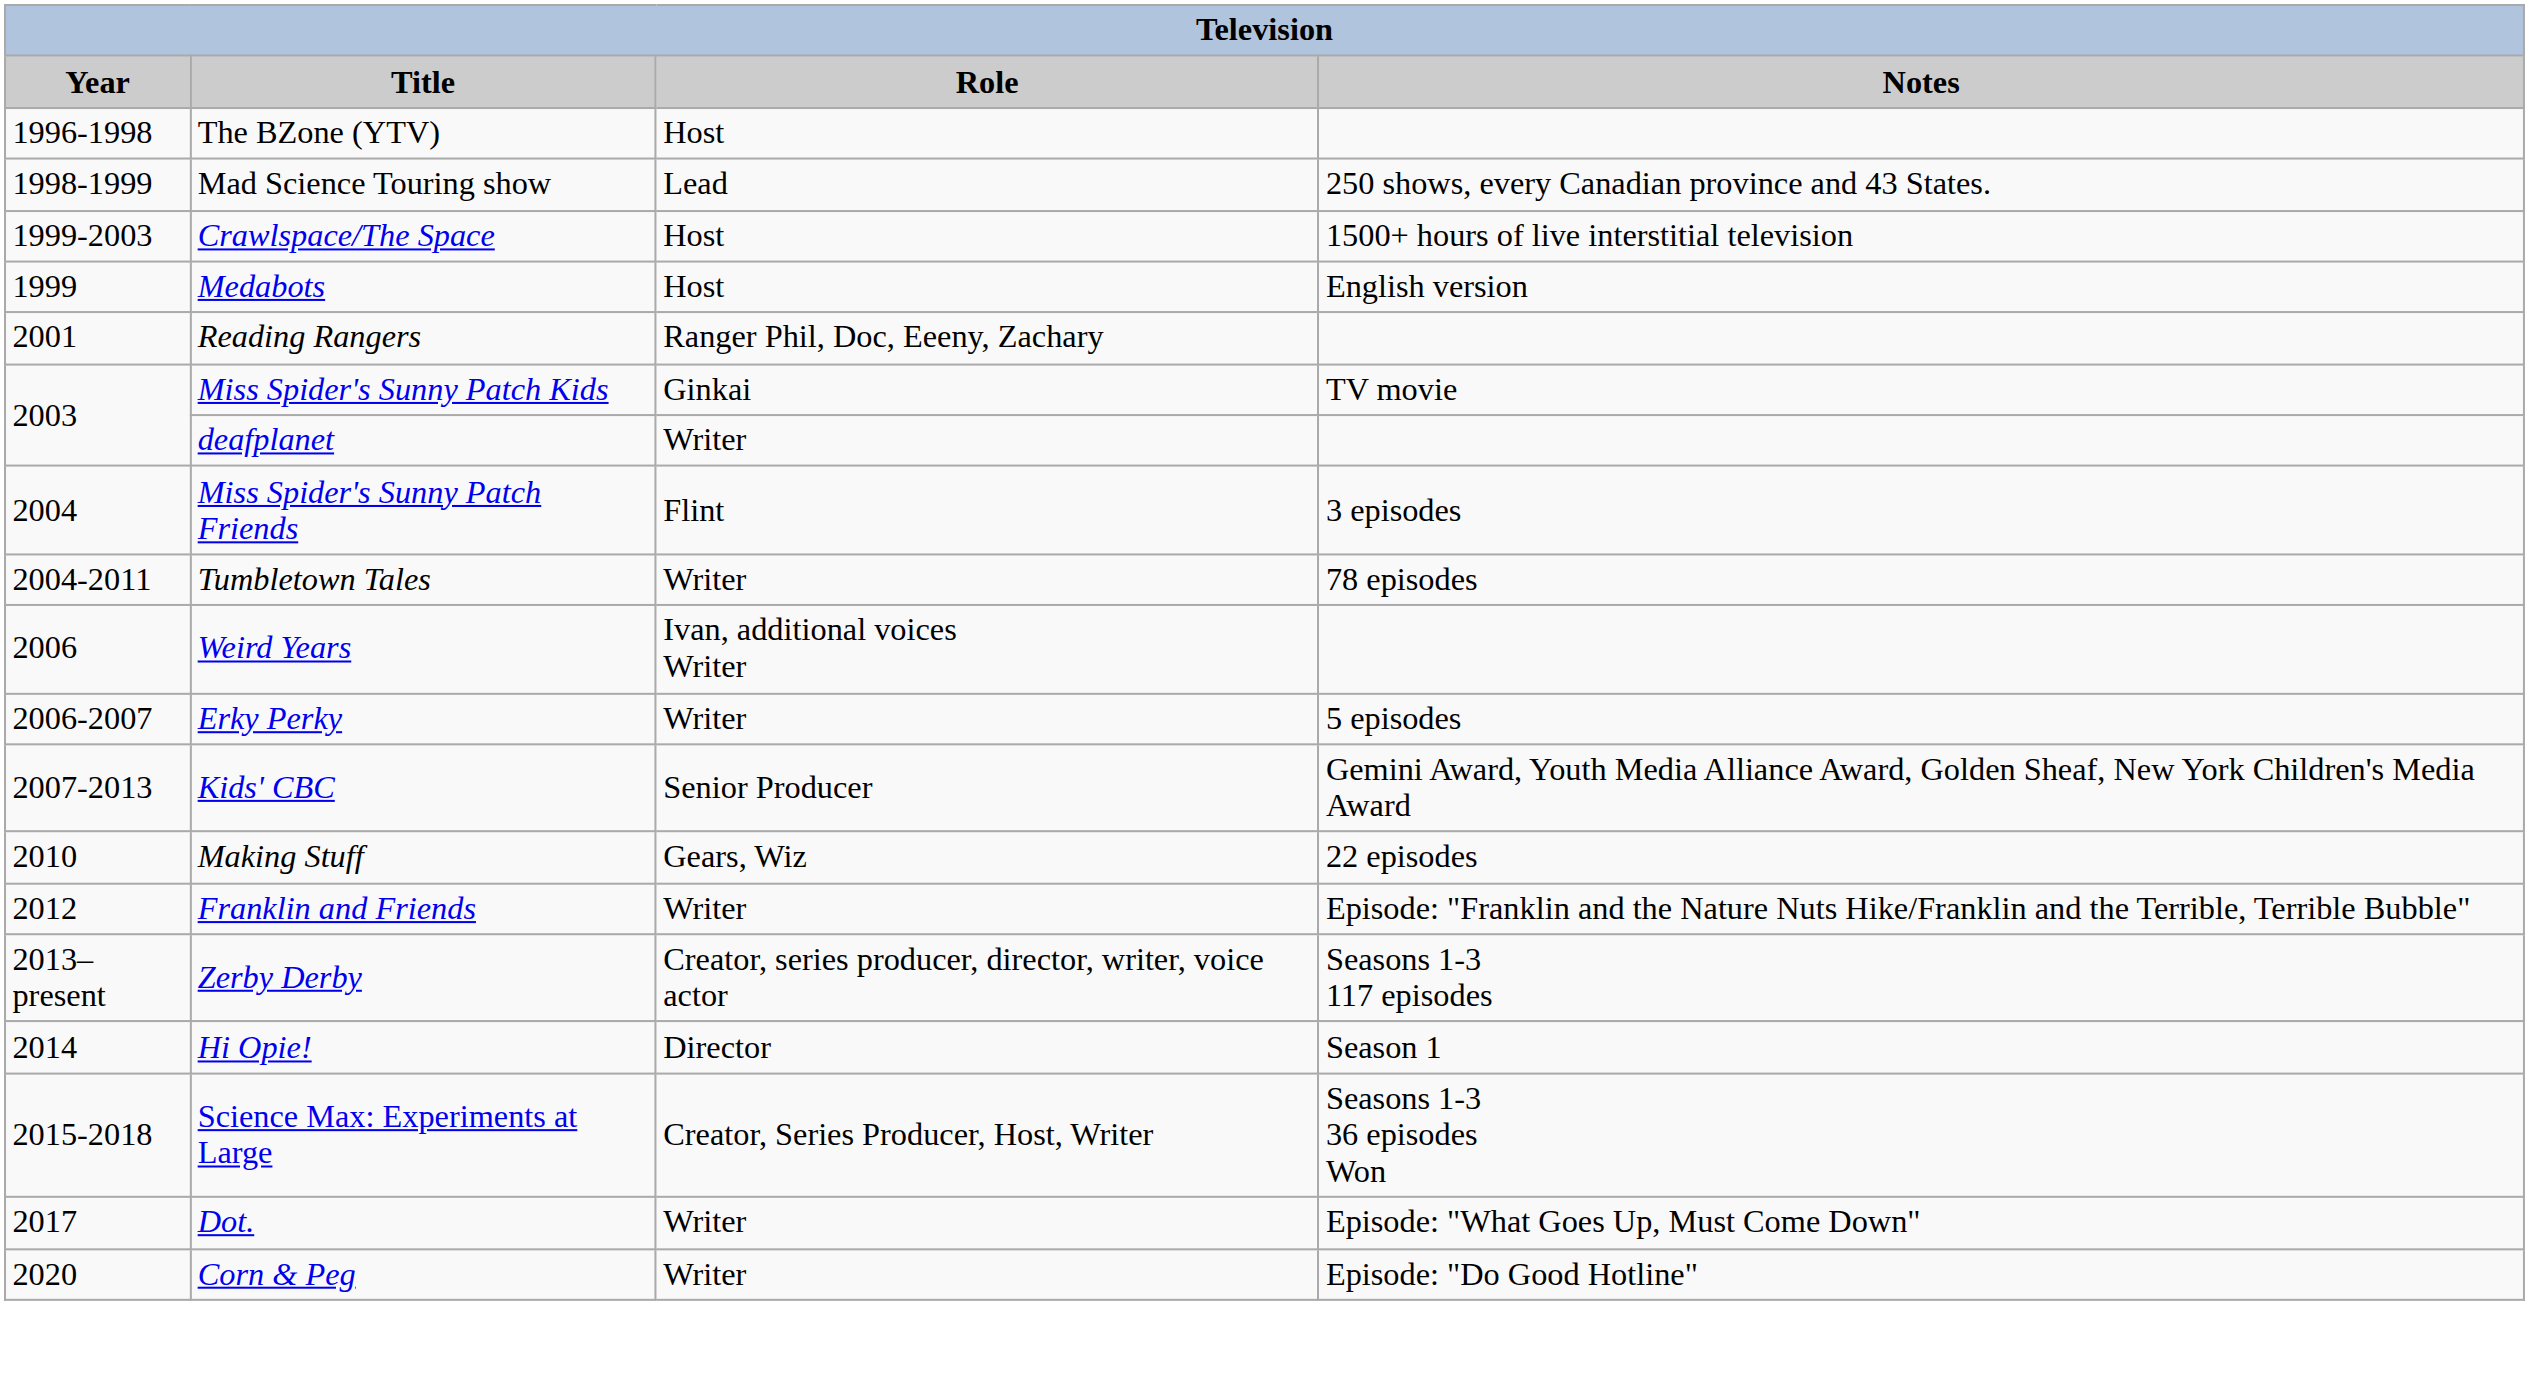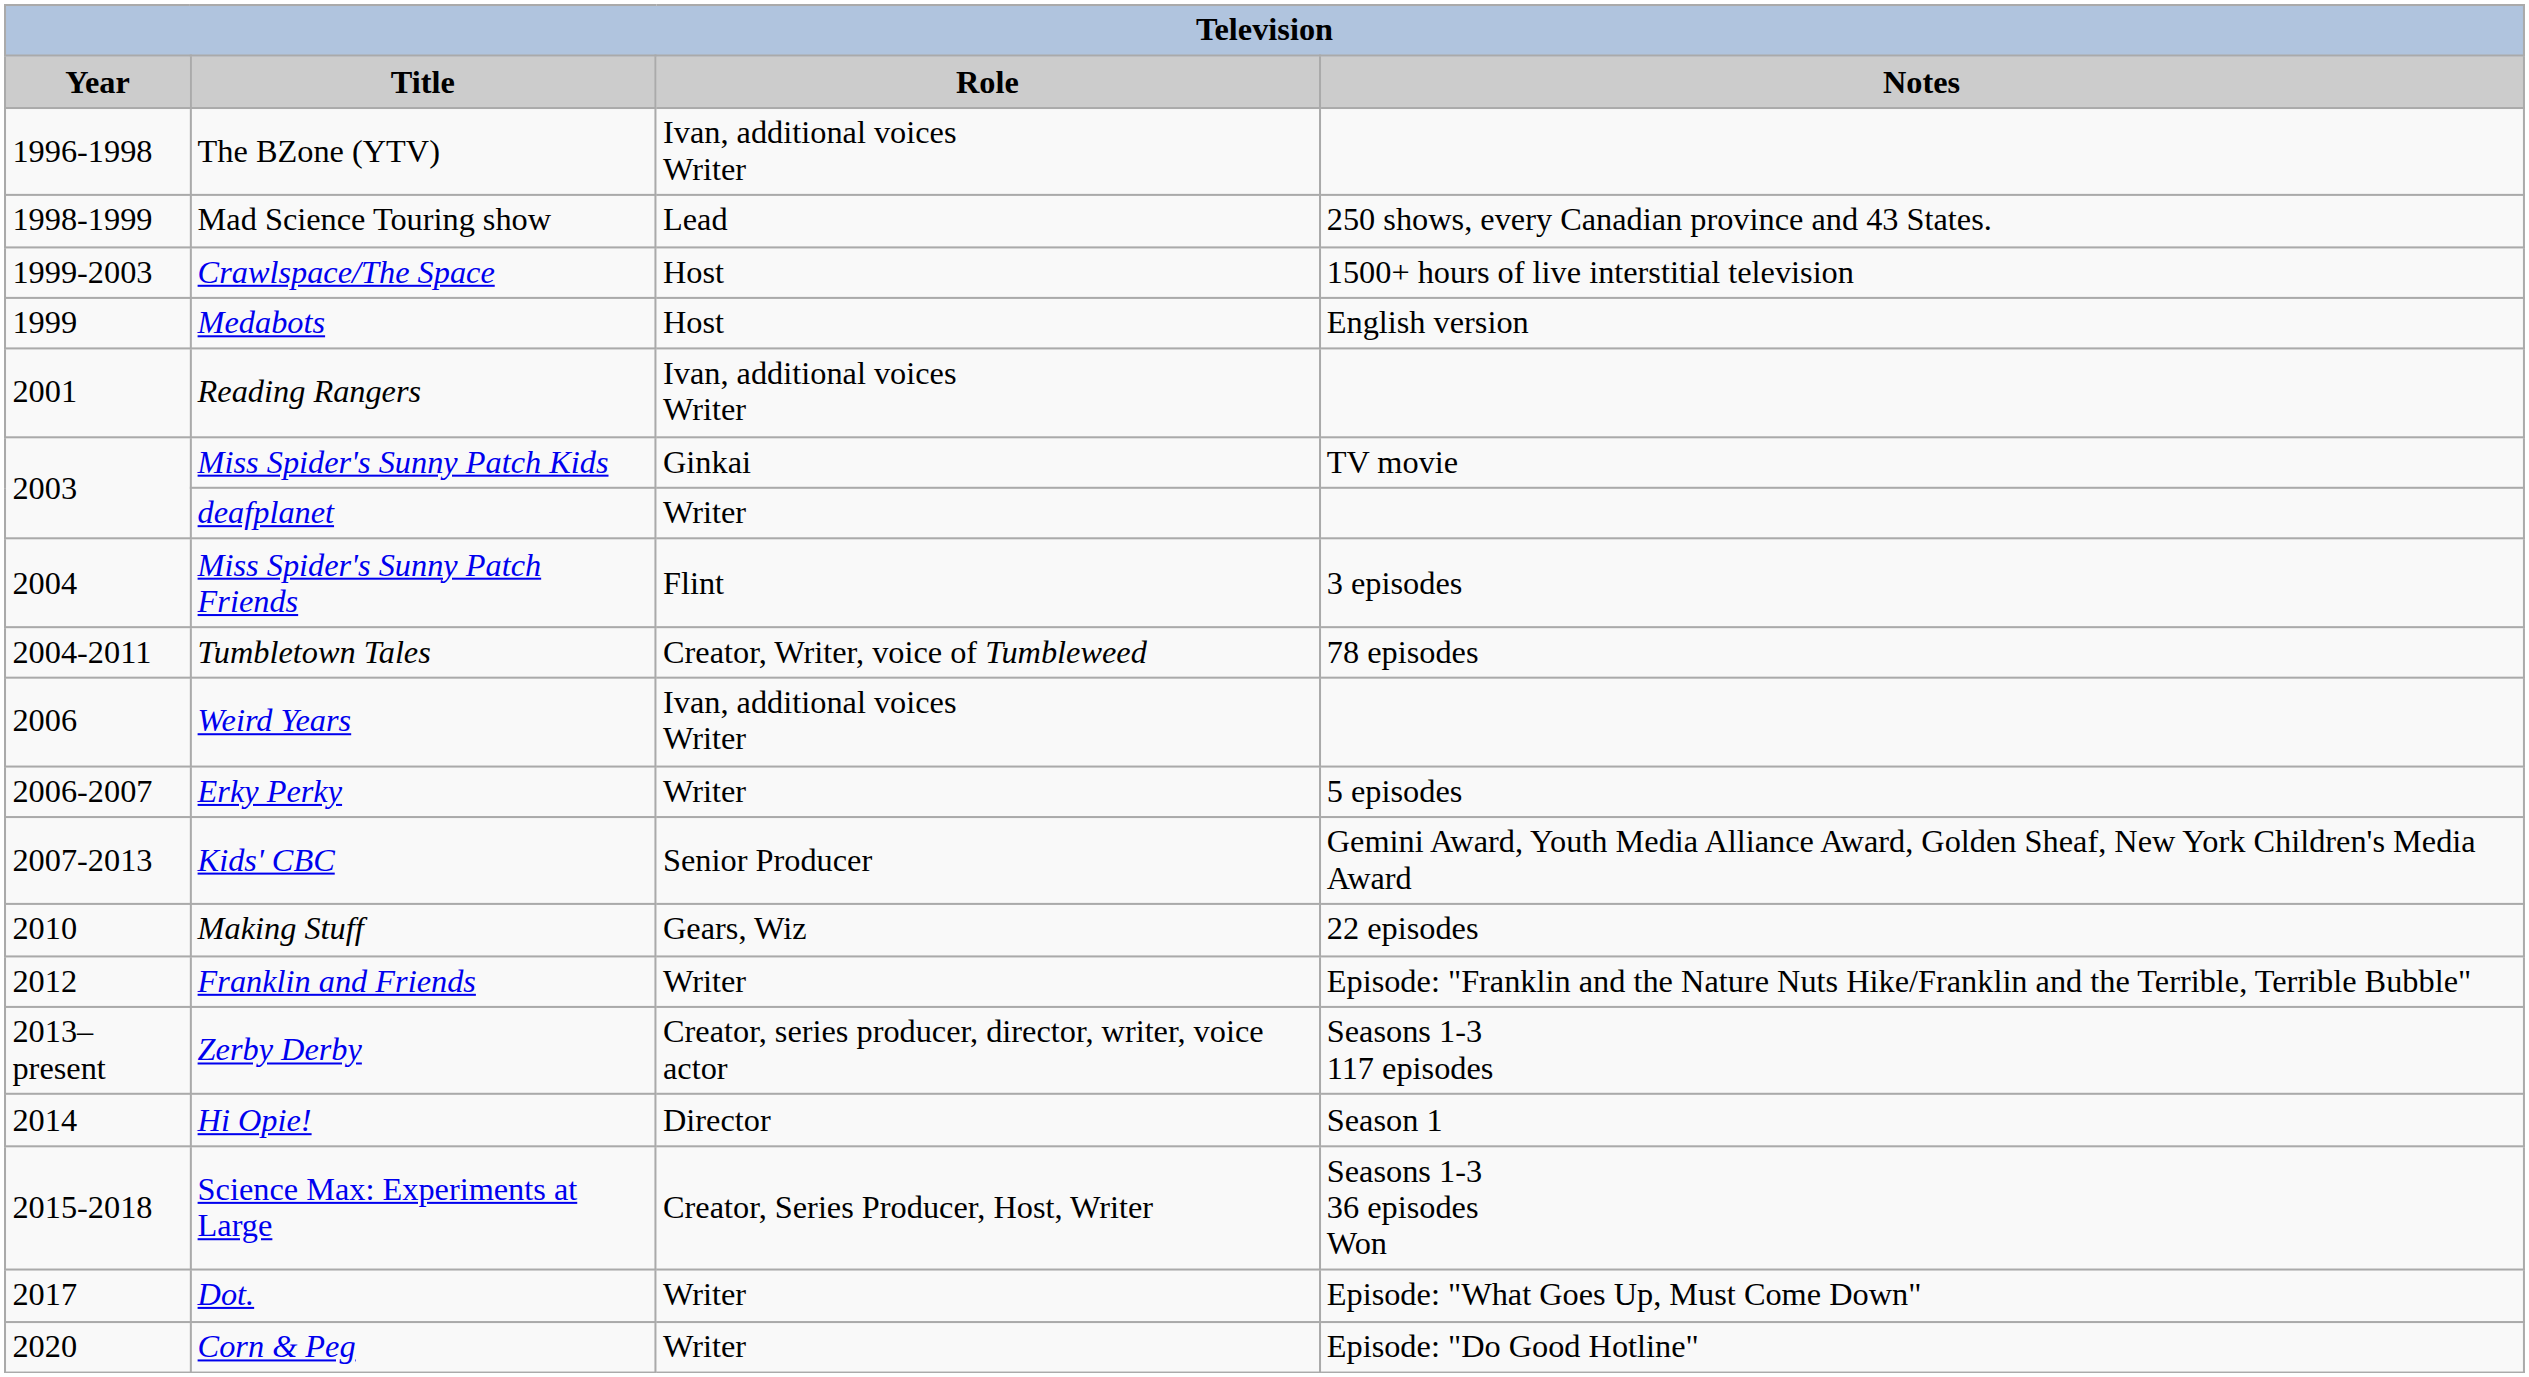(694, 132) Host -> (810, 150) Ivan, additional voices Writer
(883, 337) Ranger Phil, Doc, Eeeny, Zachary -> (810, 392) Ivan, additional voices Writer
(705, 579) Writer -> (905, 651) Creator, Writer, voice of Tumbleweed
